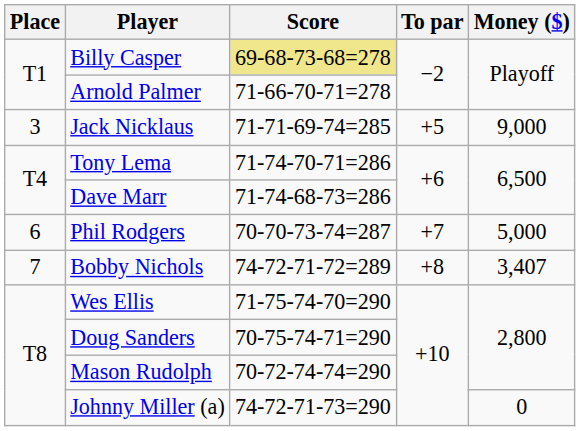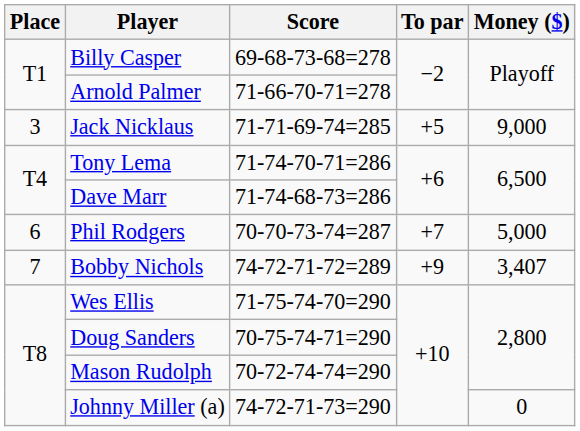(313, 57) khaki background -> (313, 57) no background
(432, 267) +8 -> (432, 267) +9
